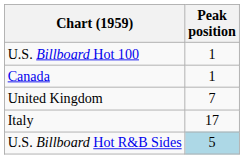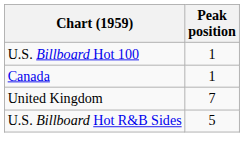- row: (21, 120)
(212, 143) lightblue background -> (212, 120) no background
